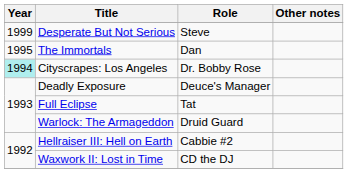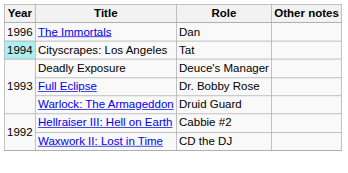- row: (106, 31)
(20, 50) 1995 -> (20, 31) 1996
(221, 68) Dr. Bobby Rose -> (187, 50) Tat
(188, 104) Tat -> (219, 86) Dr. Bobby Rose
